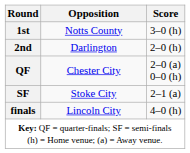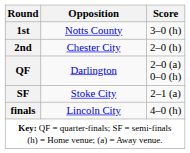(94, 47) Darlington -> (94, 47) Chester City
(94, 70) Chester City -> (94, 70) Darlington
